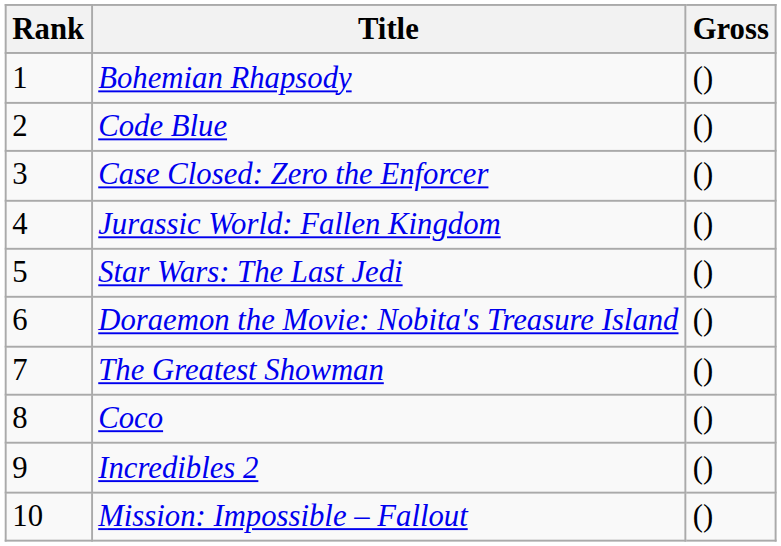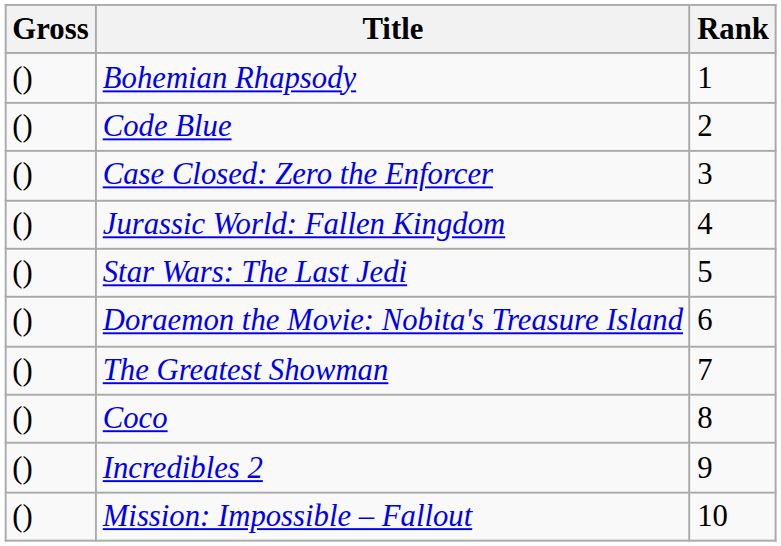columns swapped: (48, 28) <-> (731, 28)
